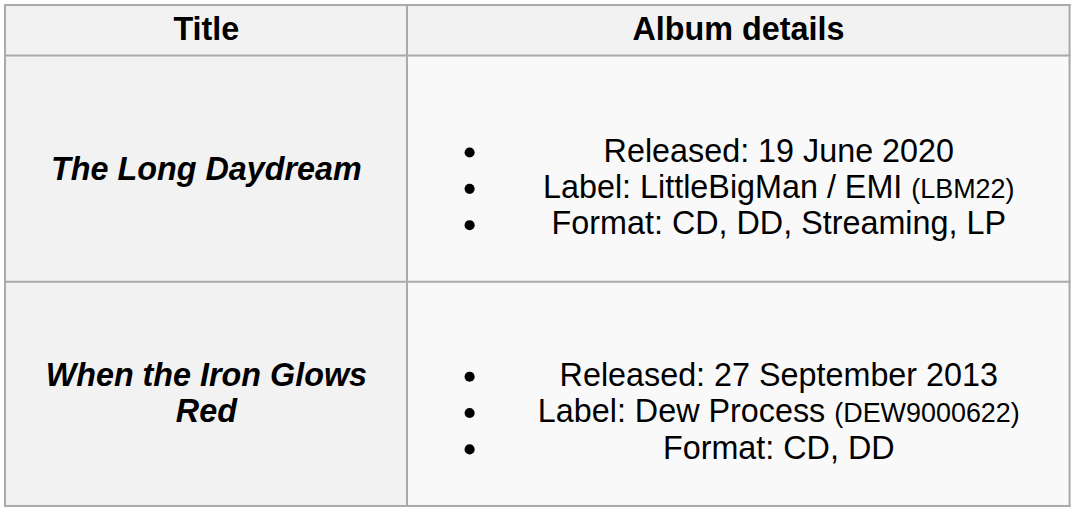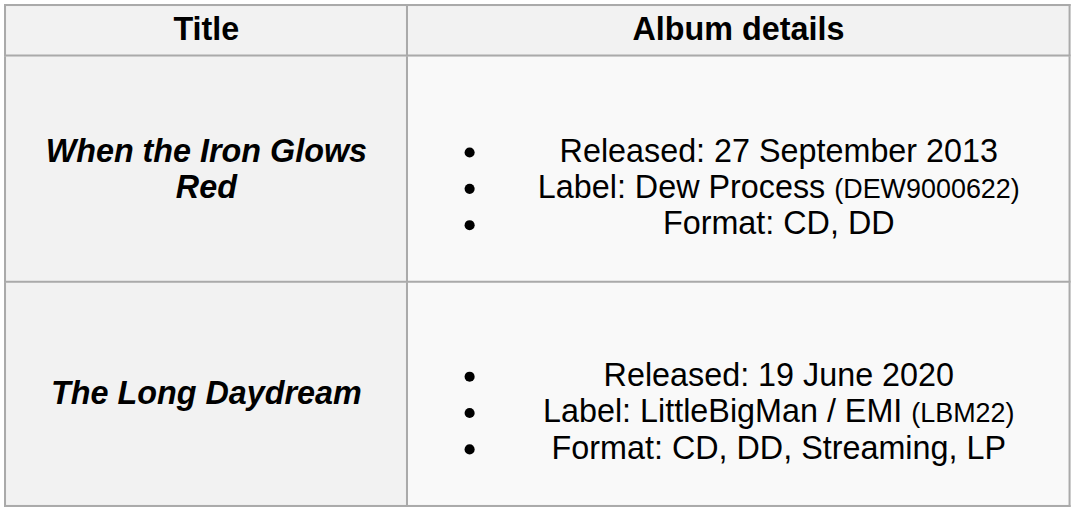rows swapped: (206, 393) <-> (206, 168)
